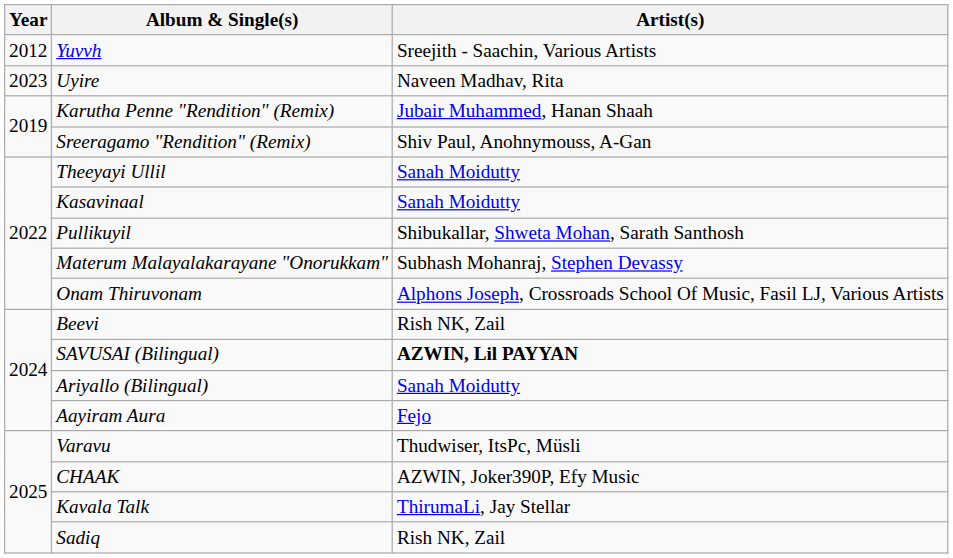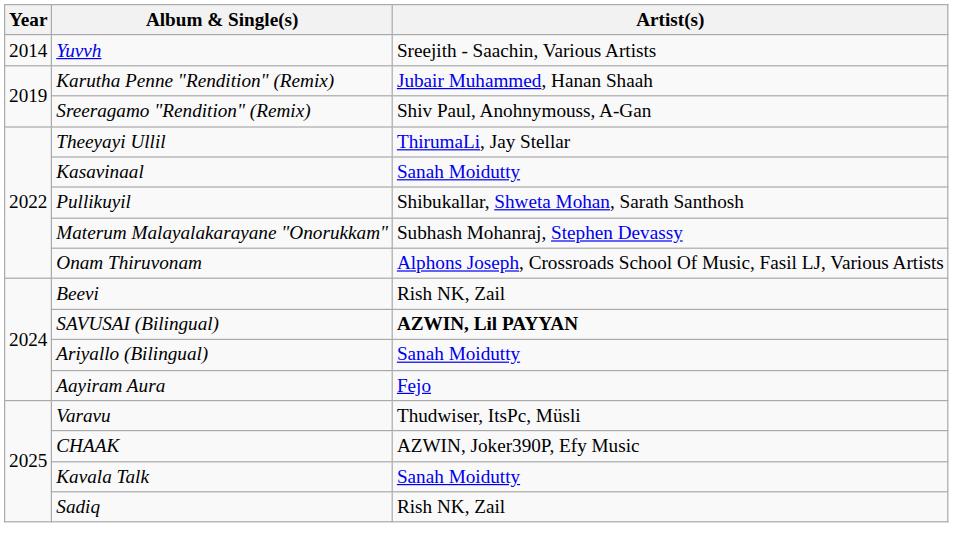(28, 50) 2012 -> (28, 50) 2014
- row: (78, 80)
(459, 171) Sanah Moidutty -> (484, 141) ThirumaLi, Jay Stellar
(484, 506) ThirumaLi, Jay Stellar -> (459, 476) Sanah Moidutty
